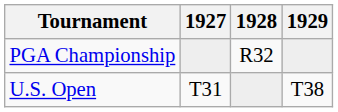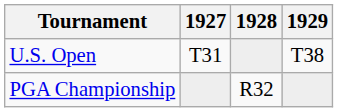rows swapped: (53, 89) <-> (92, 55)
